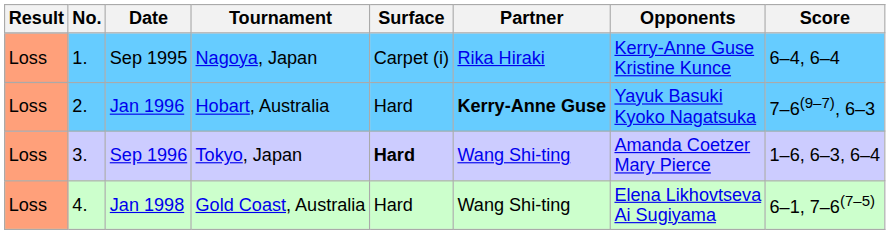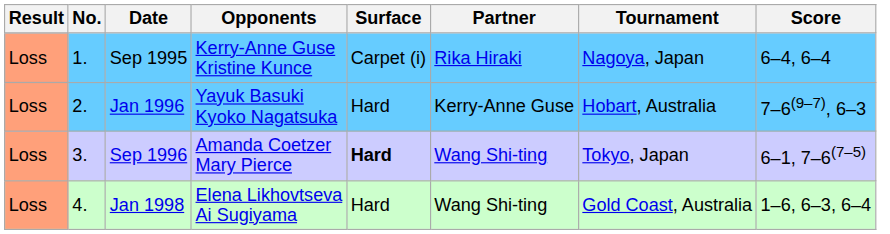columns swapped: (280, 18) <-> (688, 18)
(532, 106) bold -> (504, 106) normal
(825, 155) 1–6, 6–3, 6–4 -> (813, 155) 6–1, 7–6(7–5)
(822, 204) 6–1, 7–6(7–5) -> (816, 204) 1–6, 6–3, 6–4
